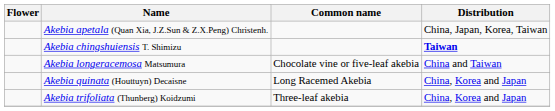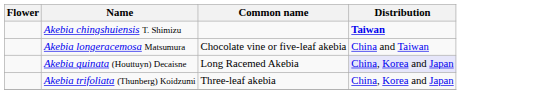- row: (156, 30)
(475, 81) no background -> (403, 64) lavender background
